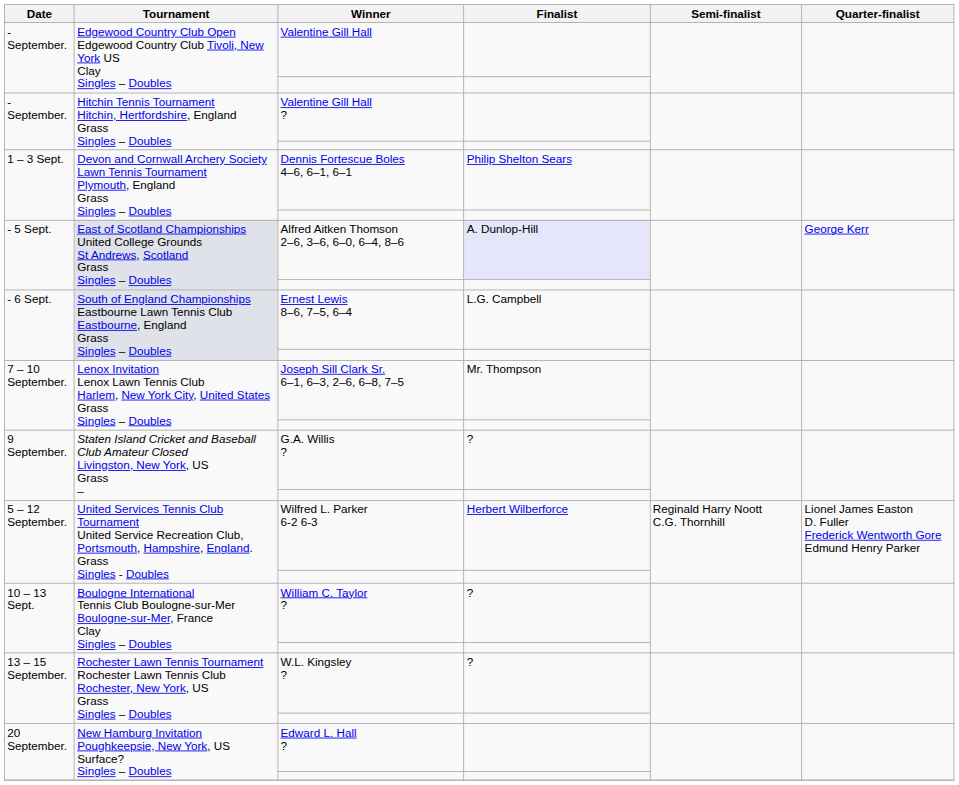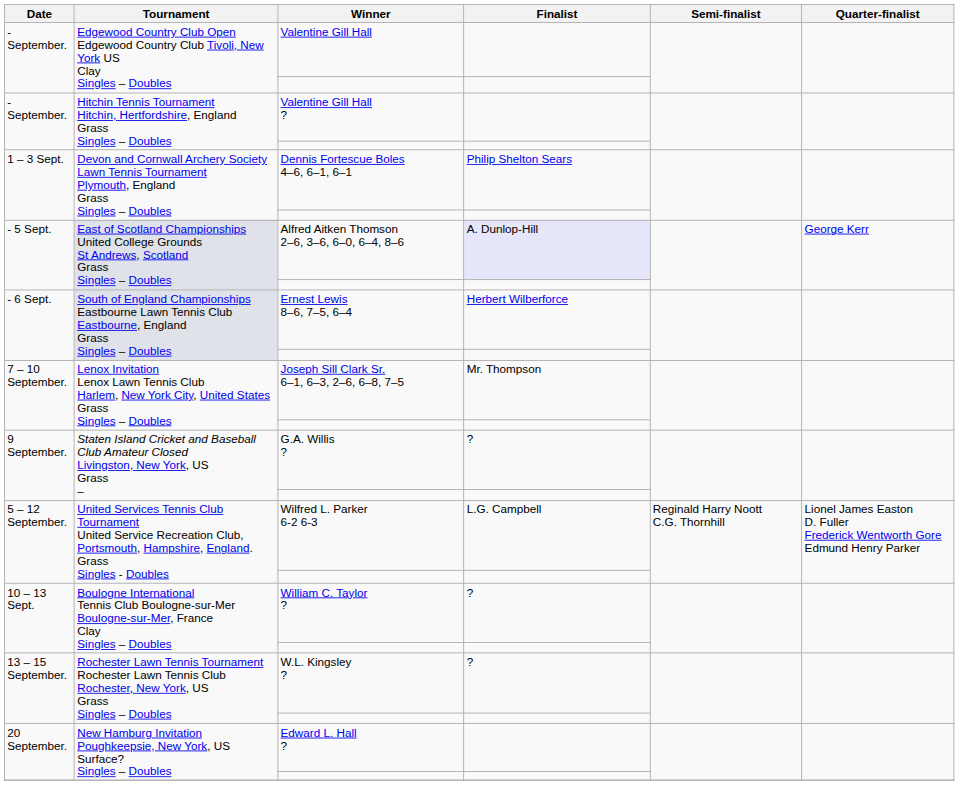(504, 299) L.G. Campbell -> (517, 299) Herbert Wilberforce
(517, 509) Herbert Wilberforce -> (504, 509) L.G. Campbell
